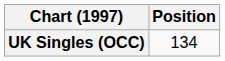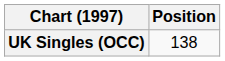(184, 42) 134 -> (184, 42) 138
